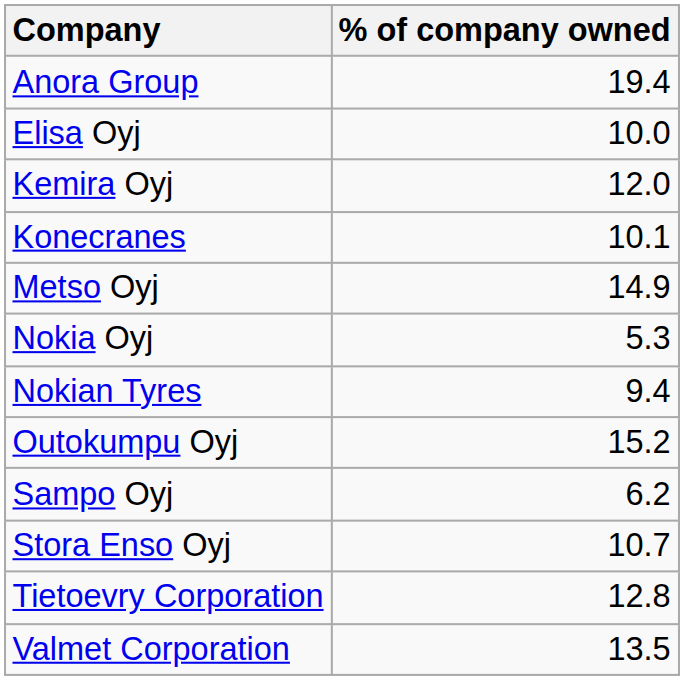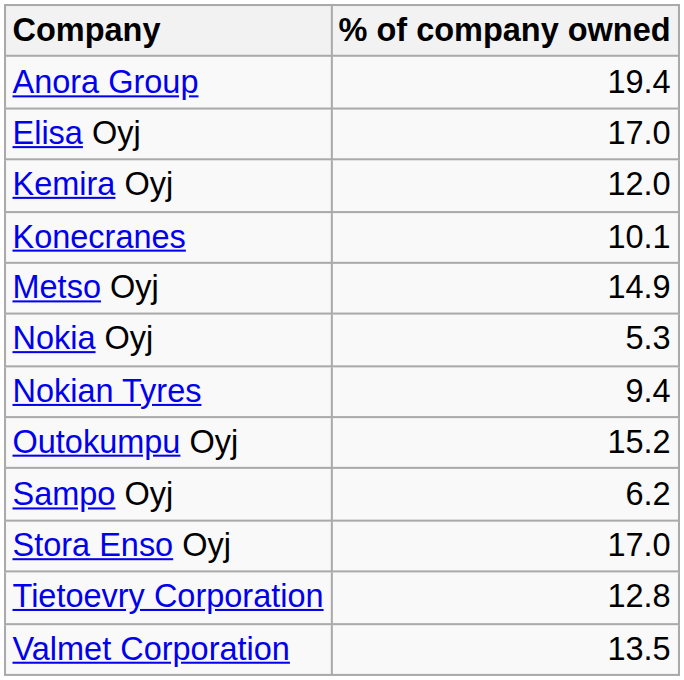(639, 133) 10.0 -> (639, 133) 17.0
(639, 545) 10.7 -> (639, 545) 17.0
